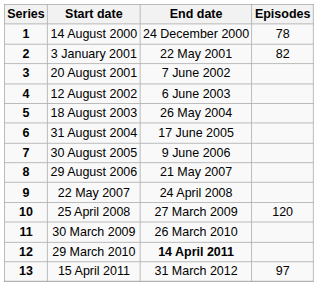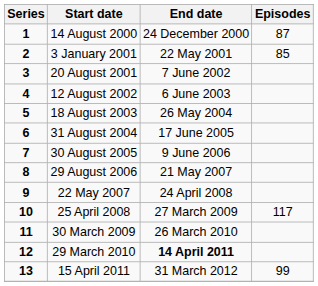(283, 34) 78 -> (283, 34) 87
(283, 53) 82 -> (283, 53) 85
(283, 212) 120 -> (283, 212) 117
(283, 271) 97 -> (283, 271) 99
